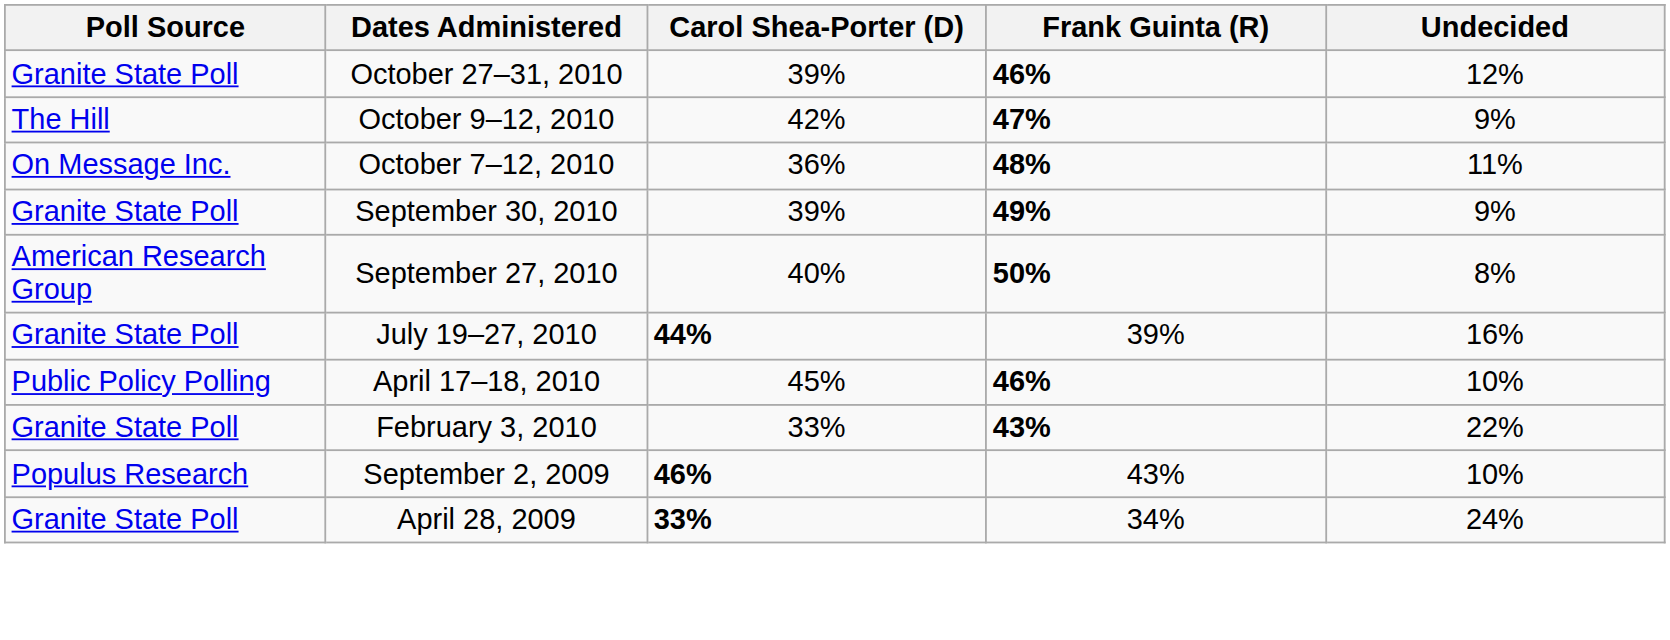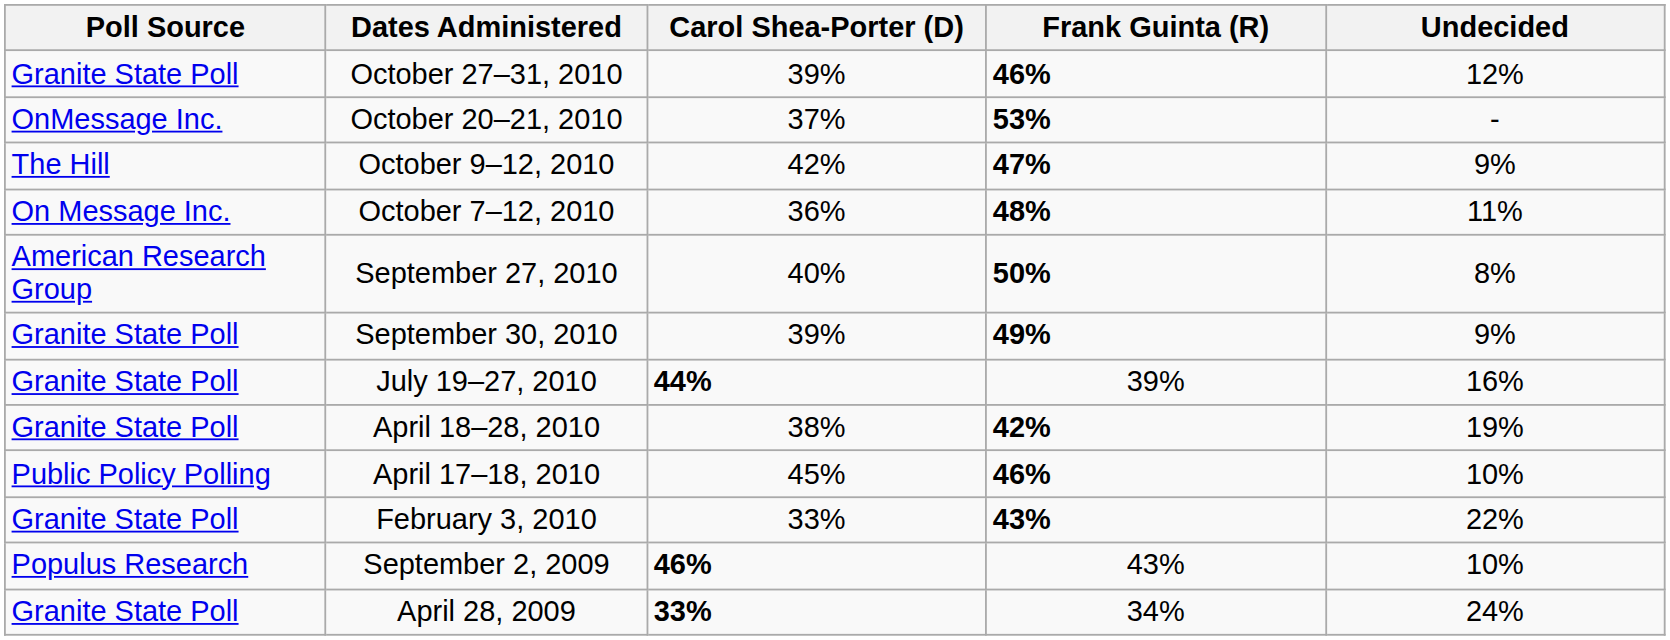+ row: (486, 119)
rows swapped: (486, 211) <-> (486, 273)
+ row: (486, 427)
